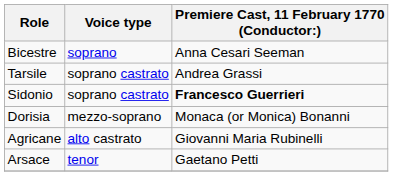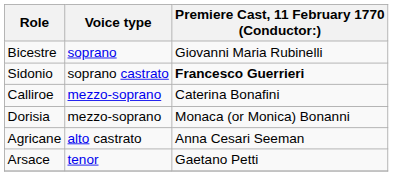(240, 52) Anna Cesari Seeman -> (249, 52) Giovanni Maria Rubinelli
- row: (27, 73)
+ row: (31, 95)
(249, 138) Giovanni Maria Rubinelli -> (240, 138) Anna Cesari Seeman
